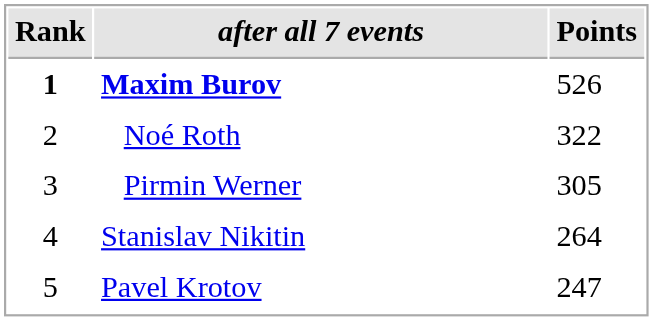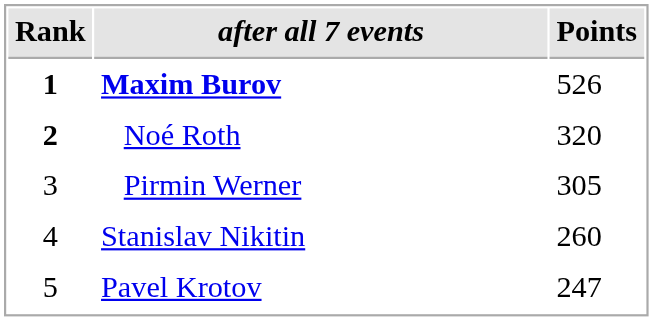(50, 135) normal -> (50, 135) bold
(579, 135) 322 -> (579, 135) 320
(579, 236) 264 -> (579, 236) 260
